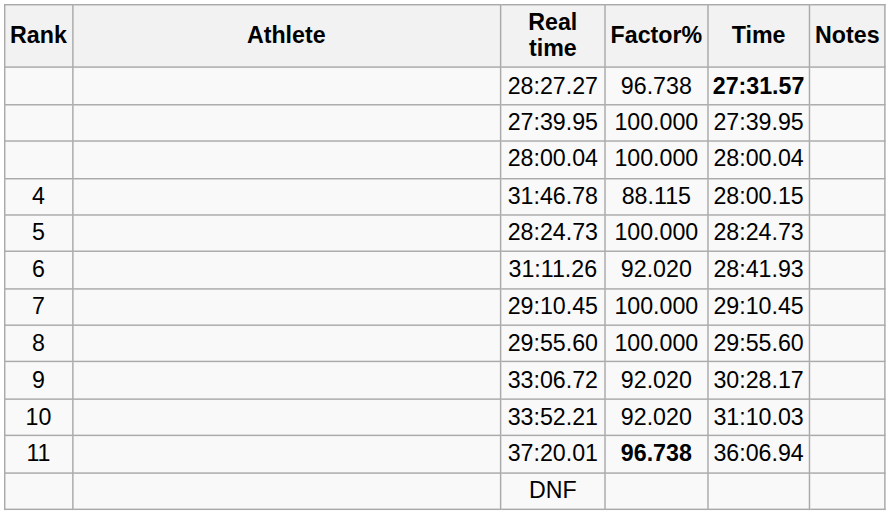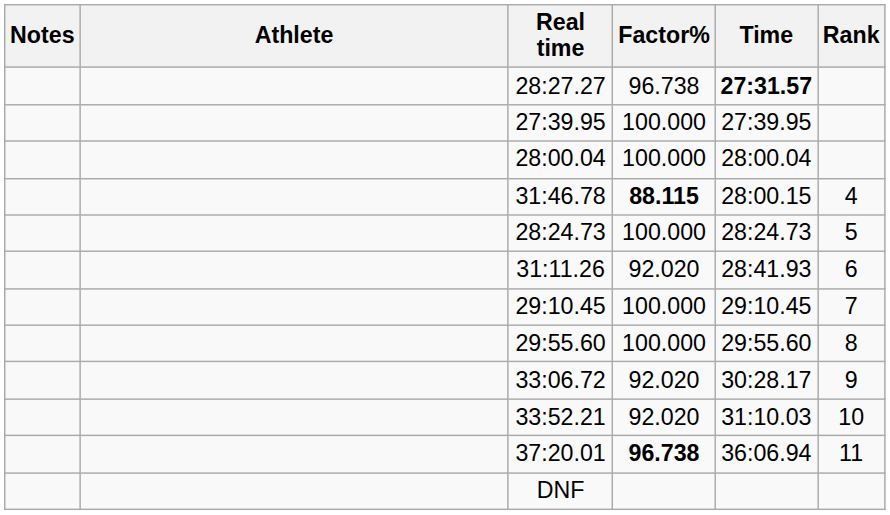columns swapped: (38, 35) <-> (847, 35)
(656, 196) normal -> (664, 196) bold
